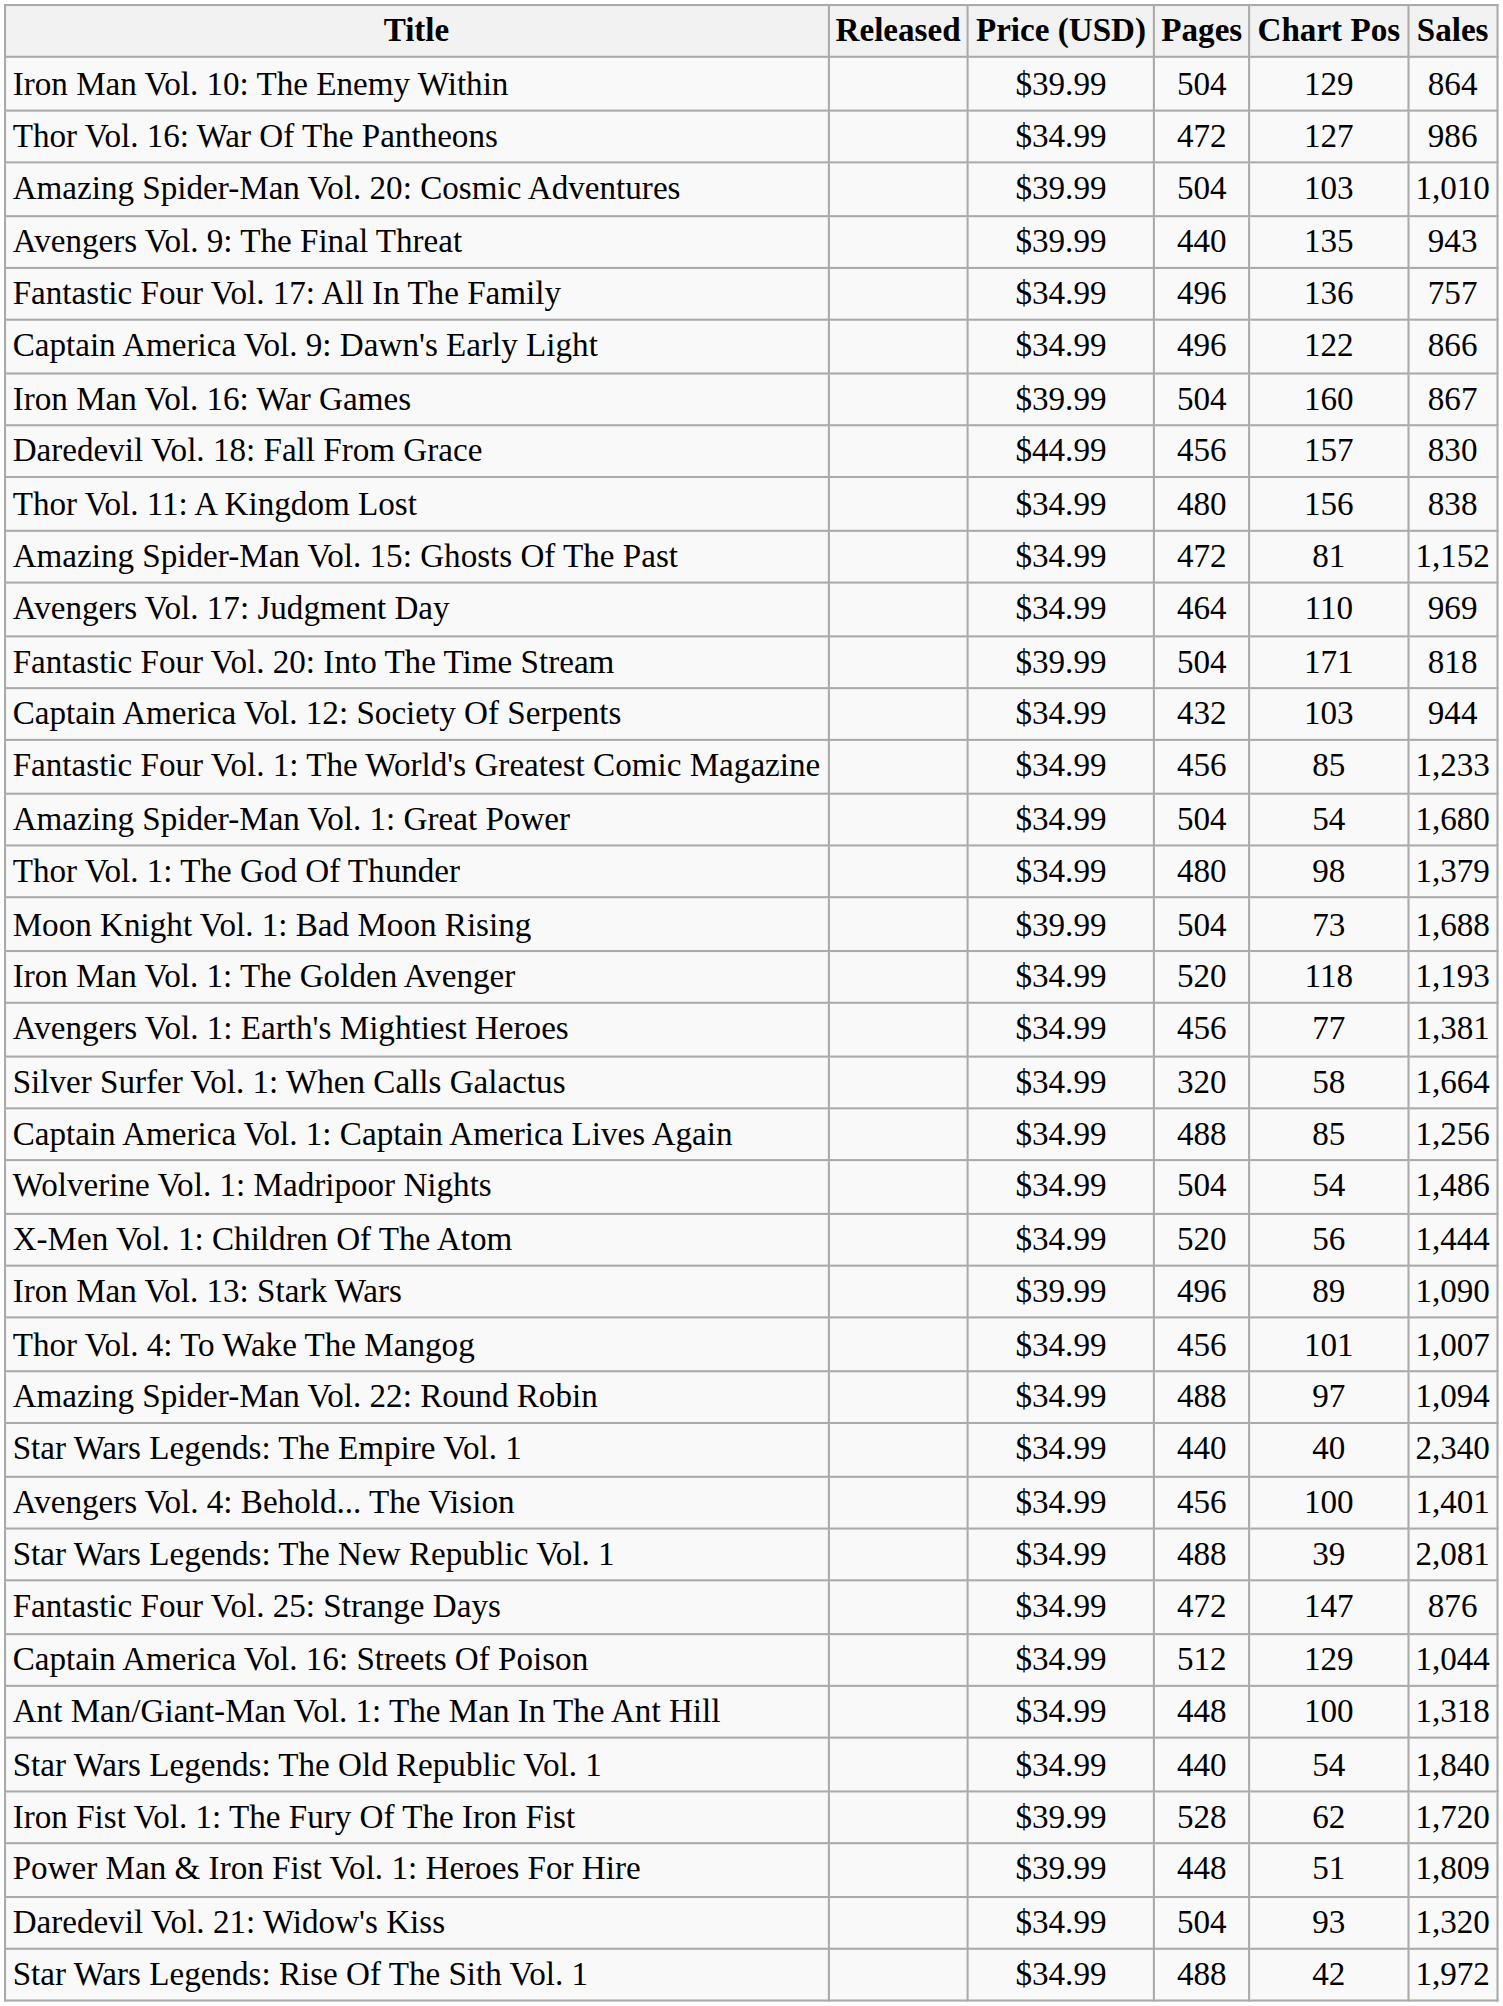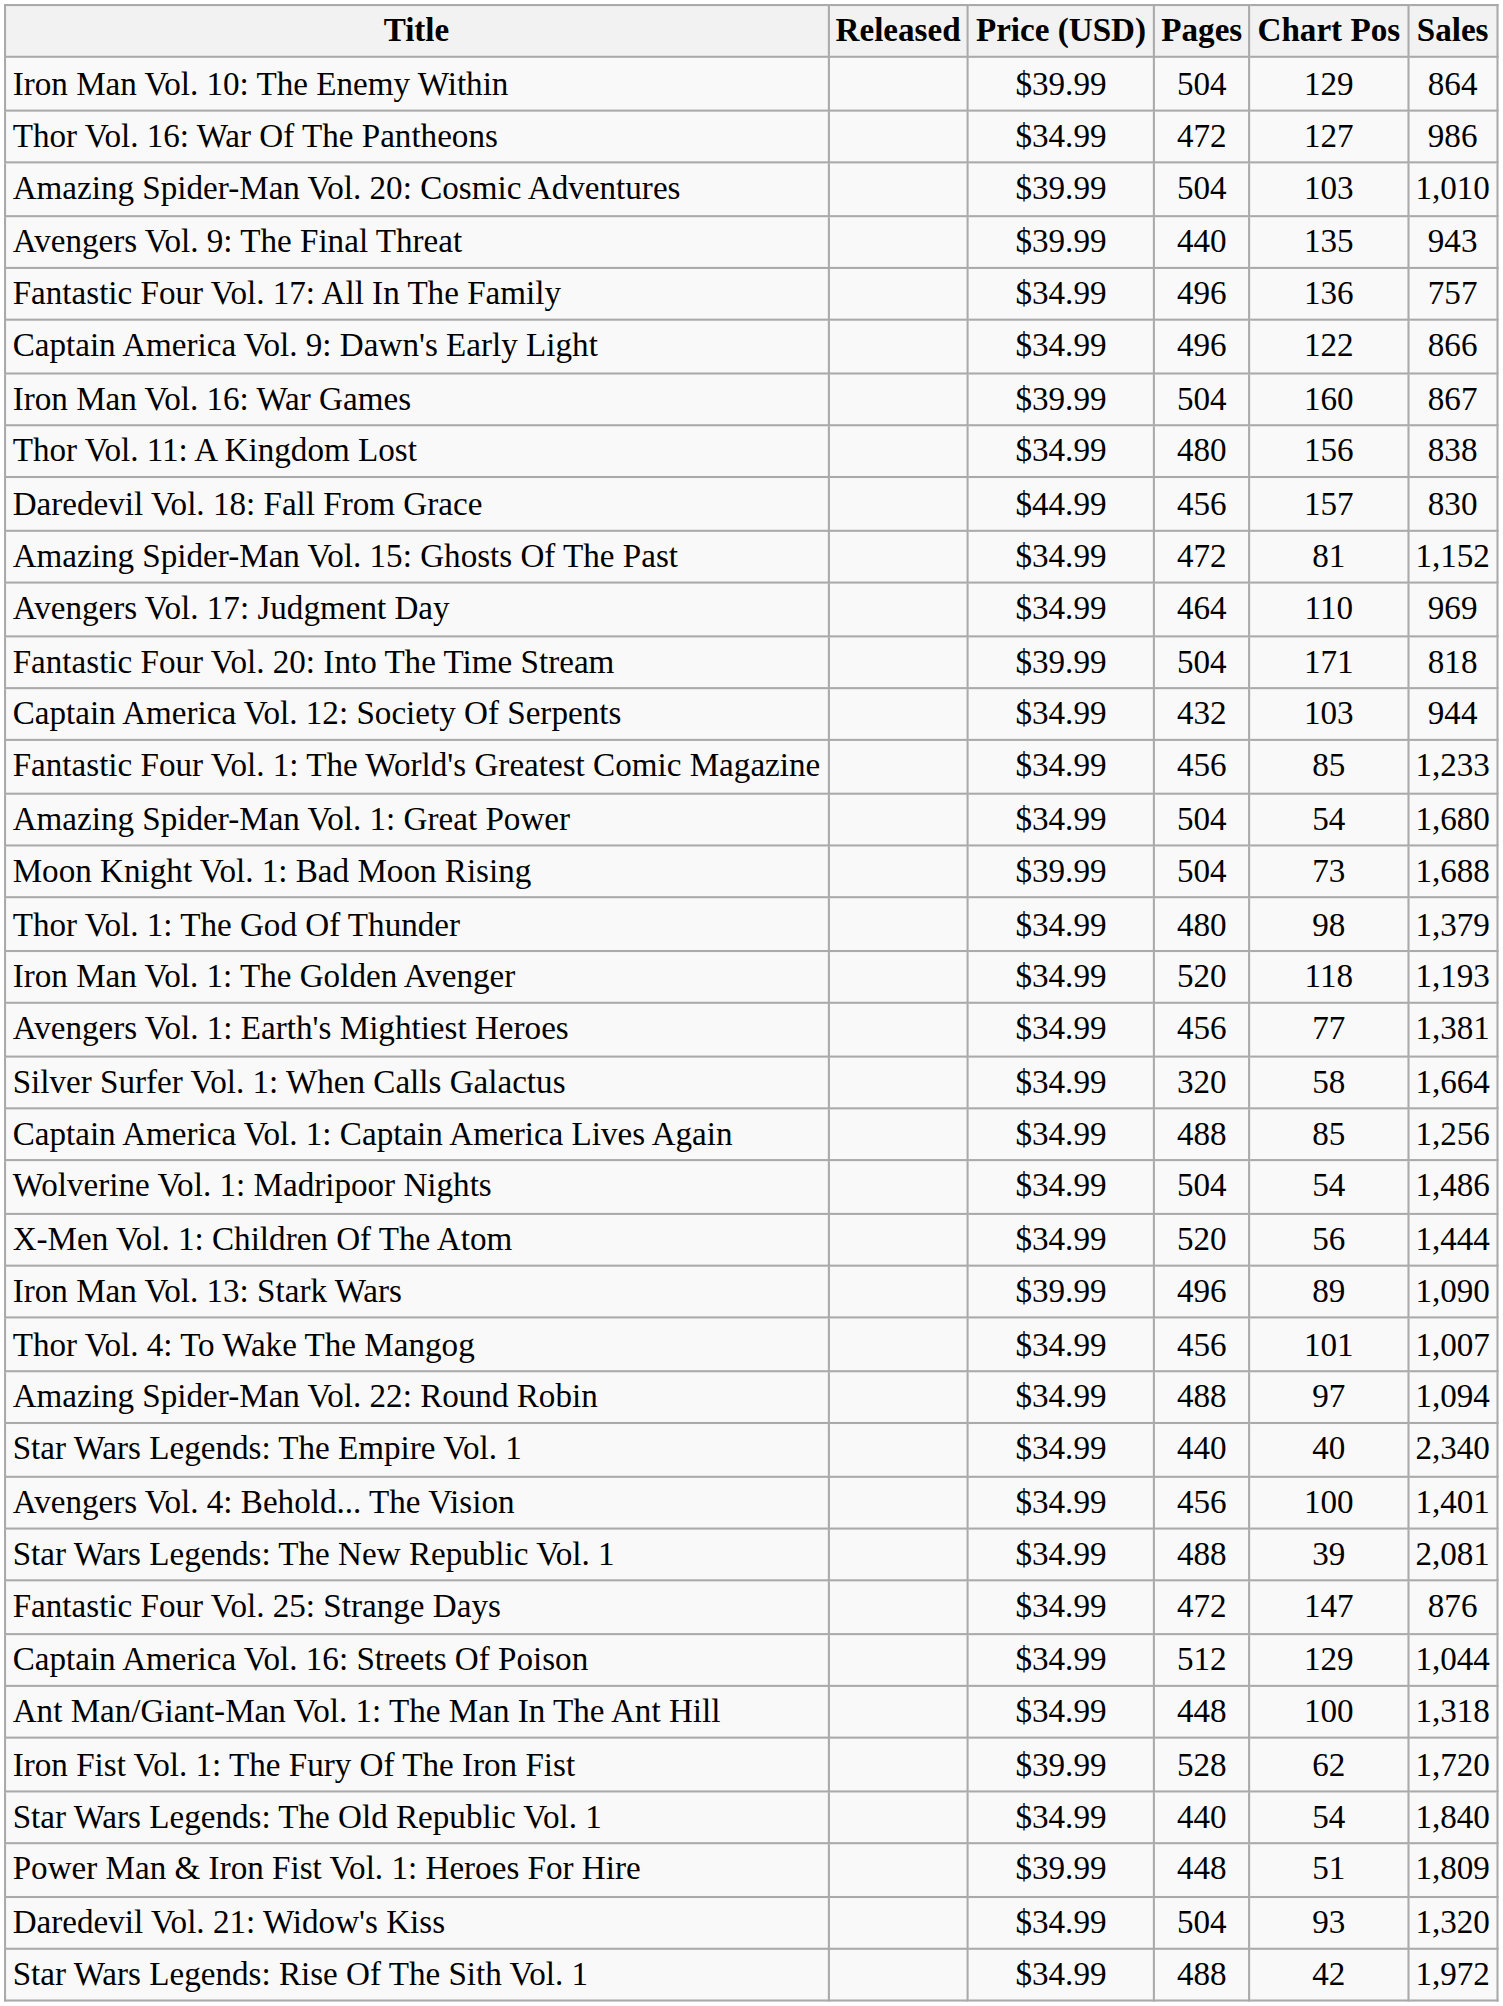rows swapped: (248, 450) <-> (215, 503)
rows swapped: (272, 923) <-> (236, 871)
rows swapped: (307, 1764) <-> (294, 1816)
